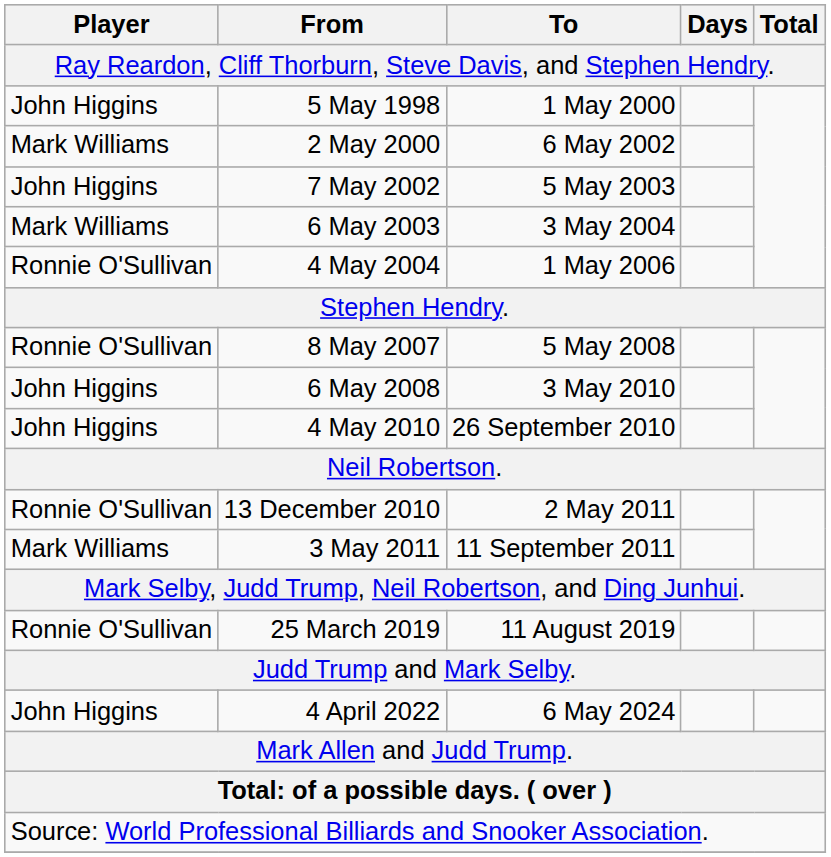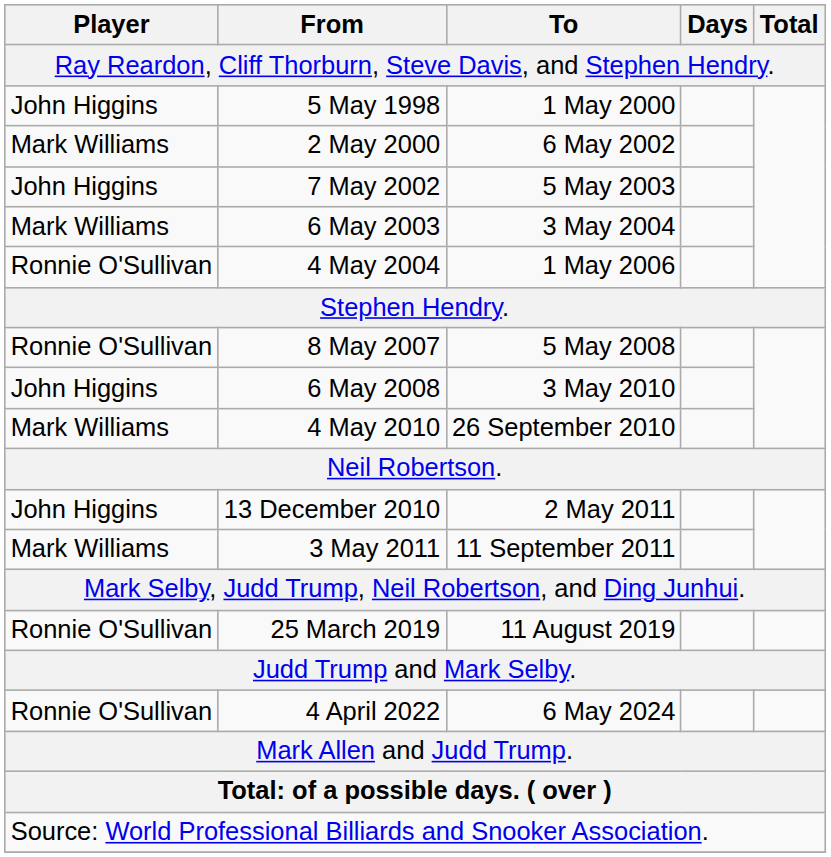(84, 428) John Higgins -> (90, 428) Mark Williams
(111, 508) Ronnie O'Sullivan -> (84, 508) John Higgins
(84, 710) John Higgins -> (111, 710) Ronnie O'Sullivan
